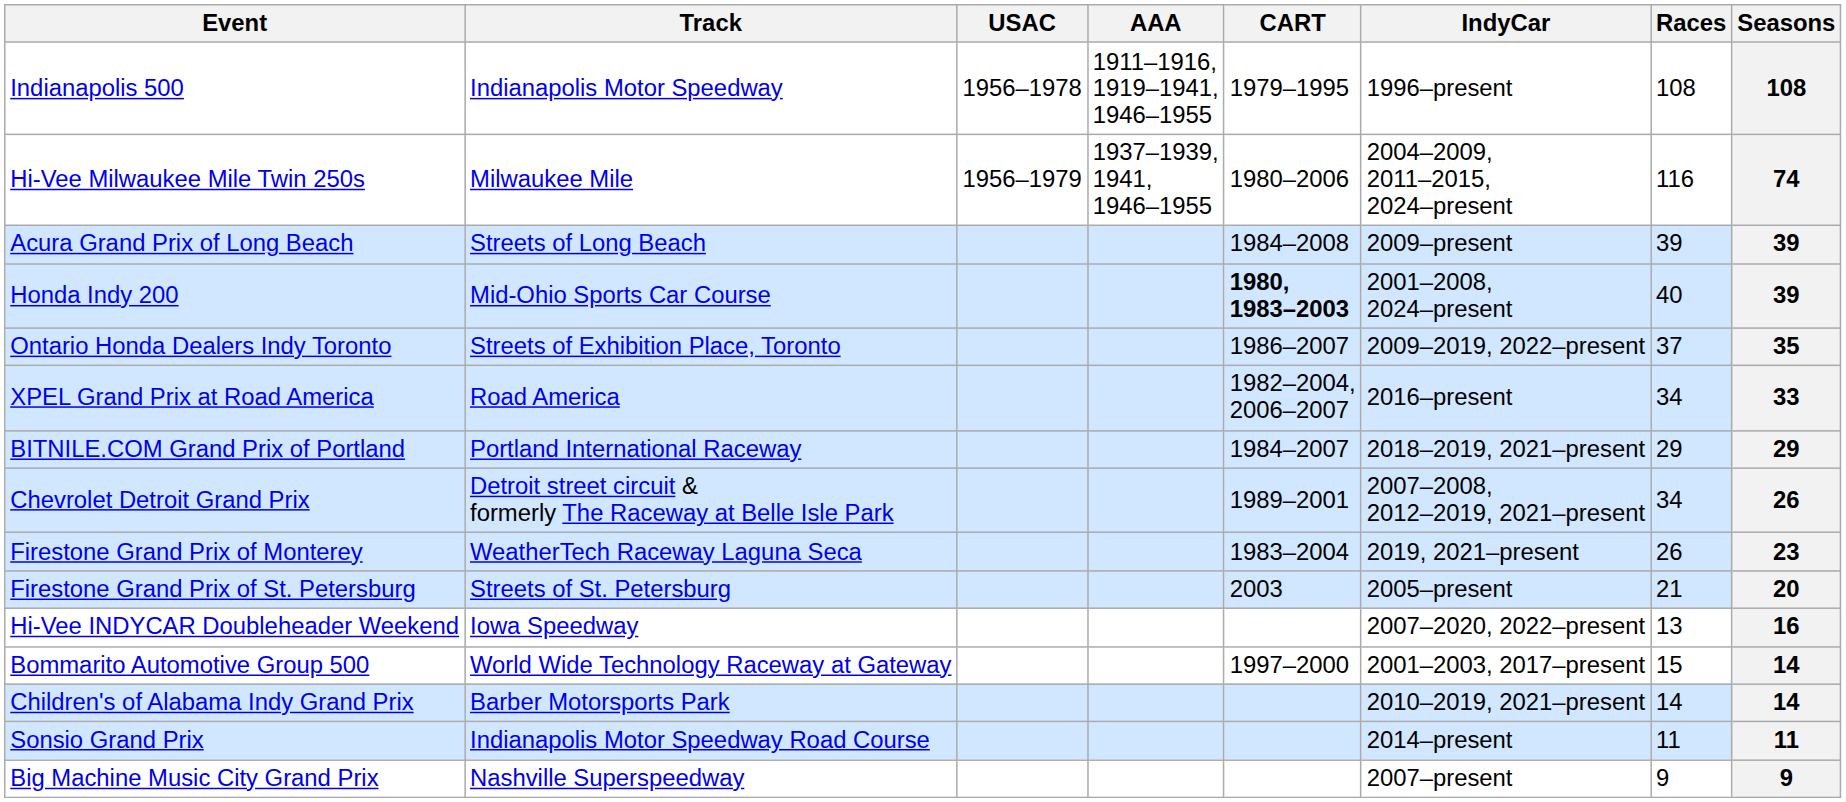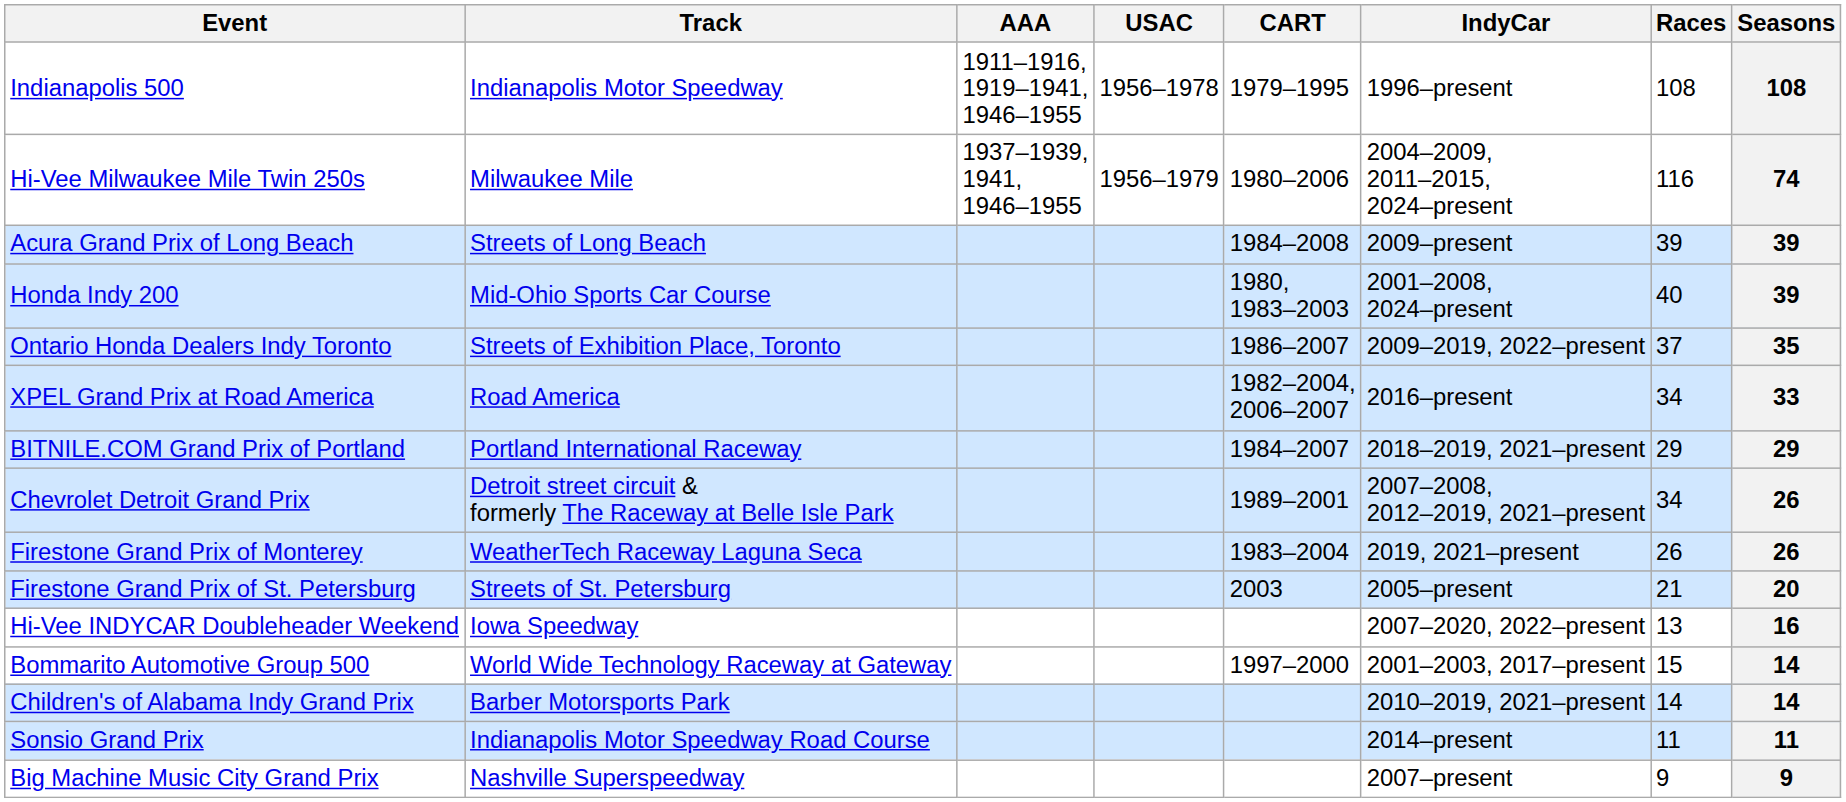columns swapped: (1156, 23) <-> (1022, 23)
(1289, 295) bold -> (1289, 295) normal
(1786, 551) 23 -> (1786, 551) 26
